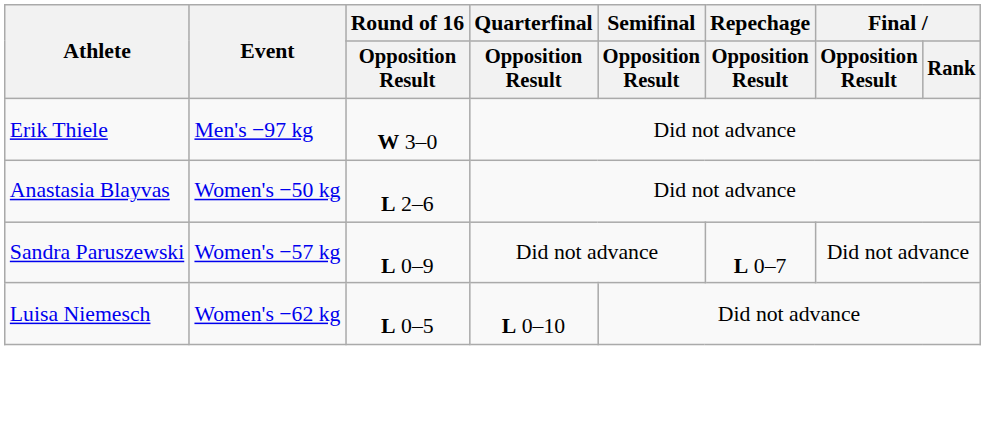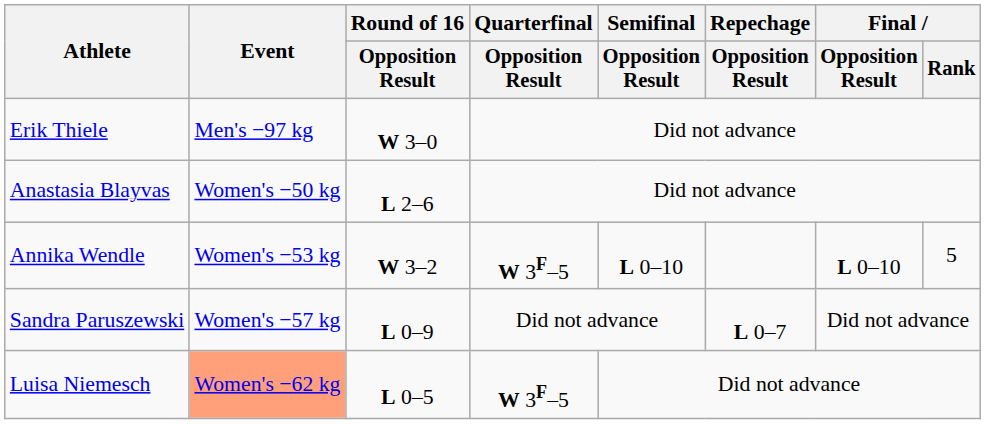+ row: (77, 255)
(267, 314) no background -> (267, 384) lightsalmon background
(533, 327) L 0–10 -> (533, 397) W 3F–5
